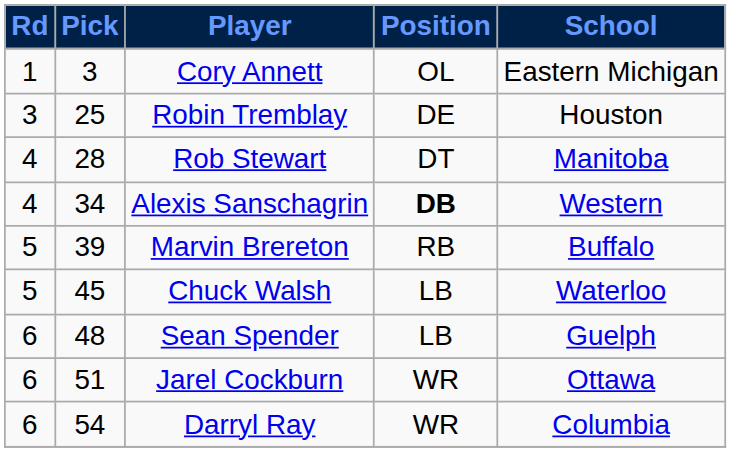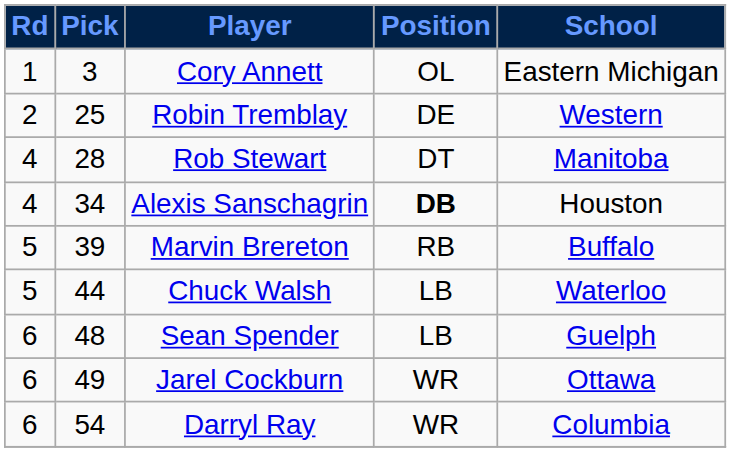(30, 114) 3 -> (30, 114) 2
(611, 114) Houston -> (611, 114) Western
(611, 203) Western -> (611, 203) Houston
(90, 291) 45 -> (90, 291) 44
(90, 379) 51 -> (90, 379) 49
